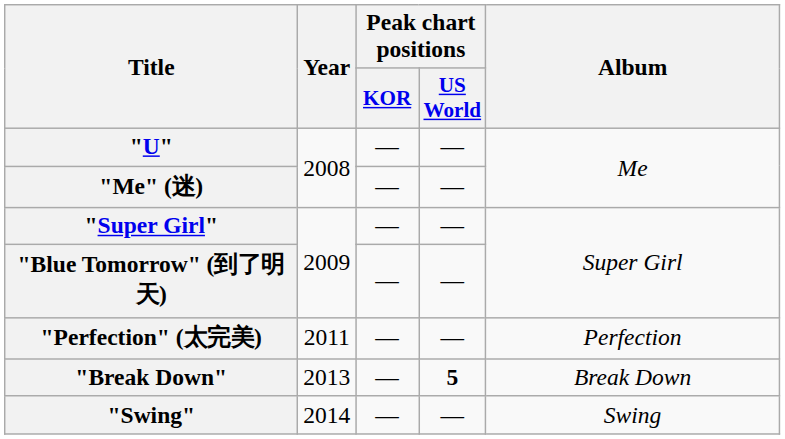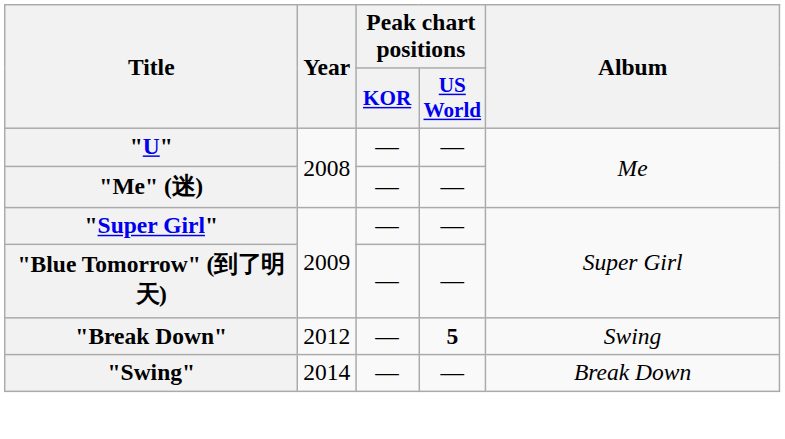- row: (151, 337)
(327, 377) 2013 -> (327, 335) 2012
(633, 377) Break Down -> (633, 335) Swing
(633, 414) Swing -> (633, 373) Break Down
